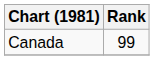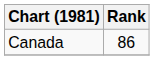(126, 42) 99 -> (126, 42) 86
